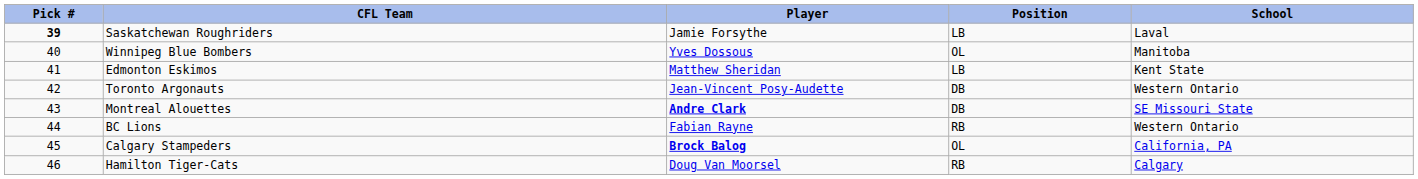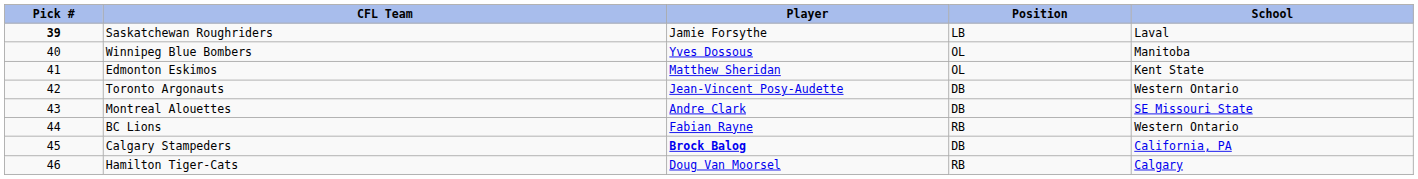(958, 70) LB -> (958, 70) OL
(708, 108) bold -> (708, 108) normal
(958, 146) OL -> (958, 146) DB
